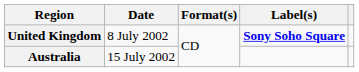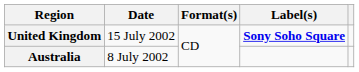(138, 35) 8 July 2002 -> (141, 35) 15 July 2002
(141, 56) 15 July 2002 -> (138, 56) 8 July 2002
